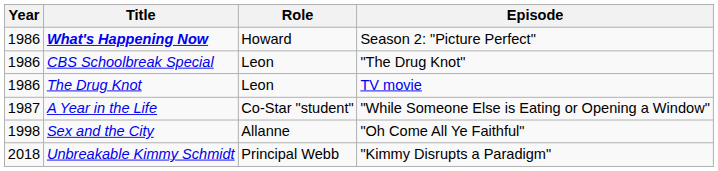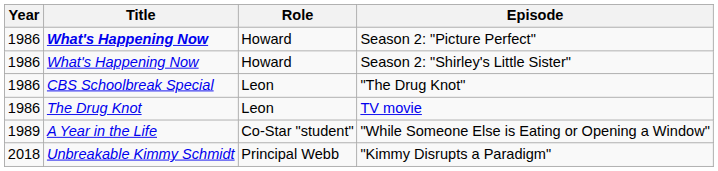+ row: (466, 62)
(24, 108) 1987 -> (24, 131) 1989
- row: (442, 131)
